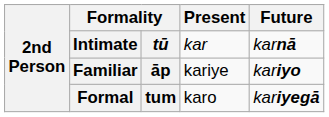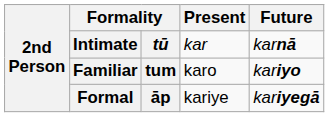(161, 71) āp -> (161, 71) tum
(206, 71) kariye -> (200, 71) karo
(161, 97) tum -> (161, 97) āp
(200, 97) karo -> (206, 97) kariye
